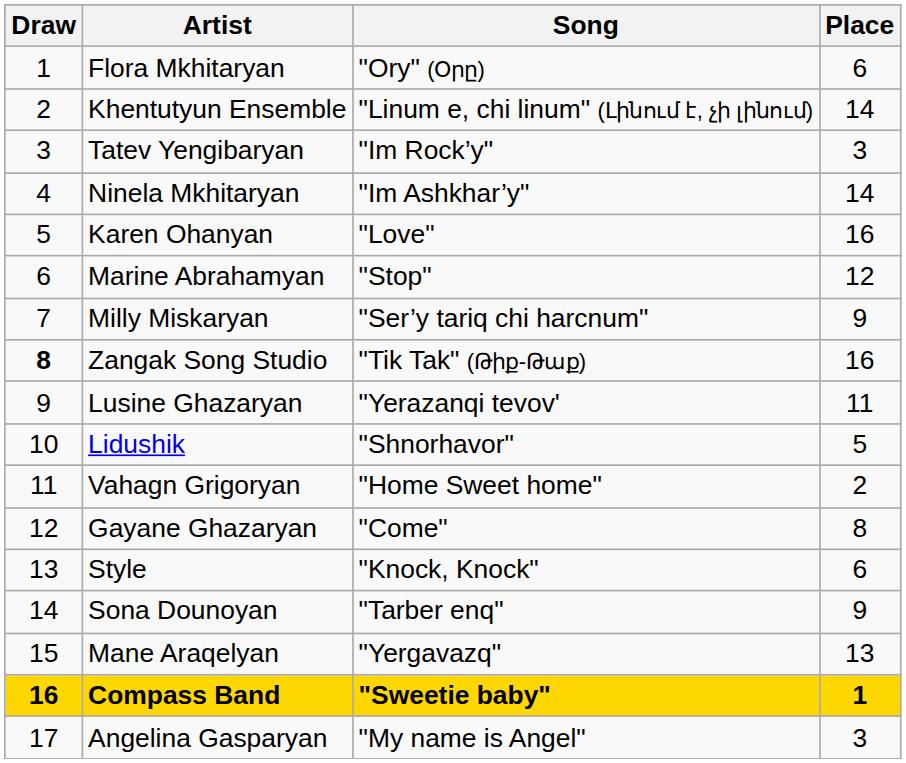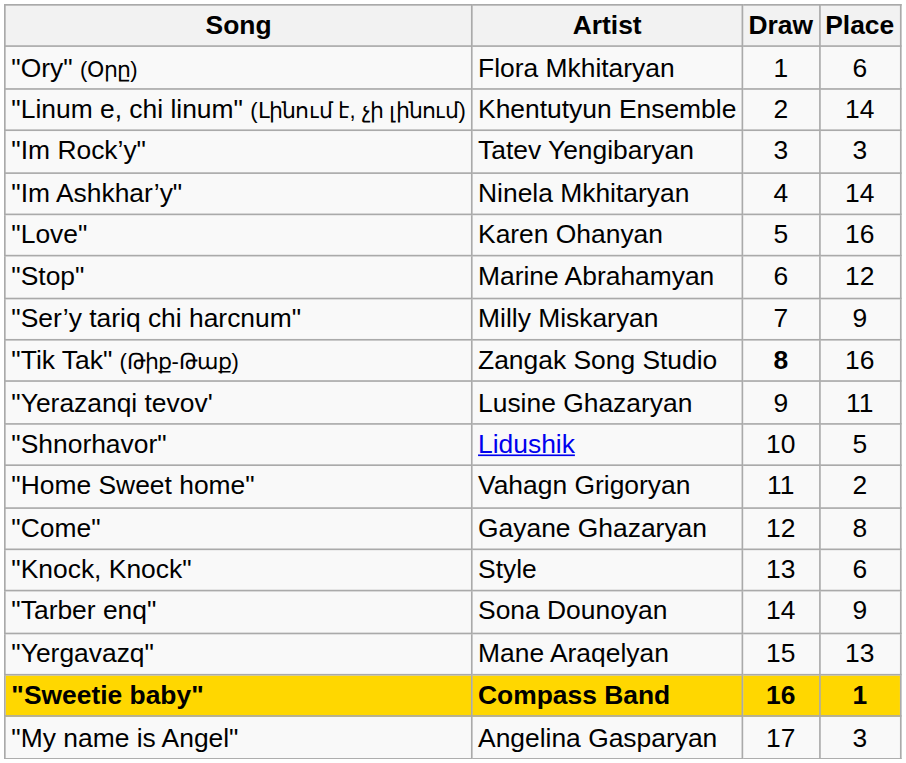columns swapped: (44, 25) <-> (586, 25)
